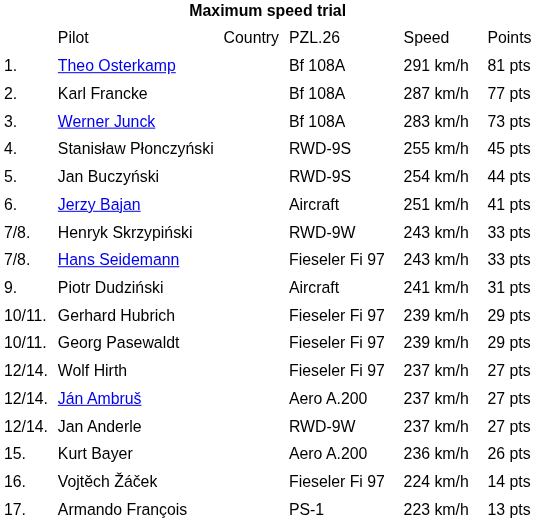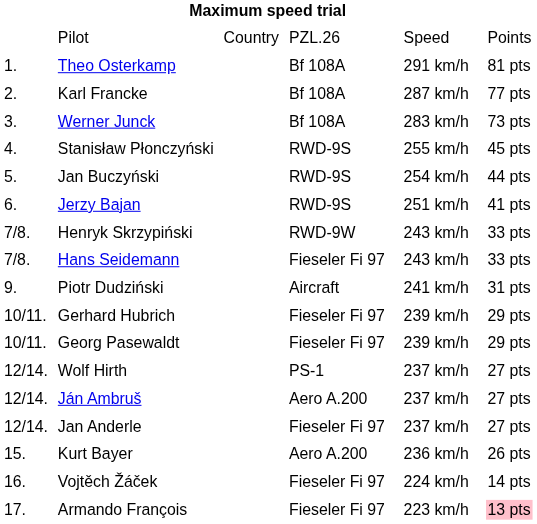(314, 204) Aircraft -> (320, 204) RWD-9S
(337, 371) Fieseler Fi 97 -> (307, 371) PS-1
(322, 426) RWD-9W -> (337, 426) Fieseler Fi 97
(307, 509) PS-1 -> (337, 509) Fieseler Fi 97
(509, 509) no background -> (509, 509) pink background
